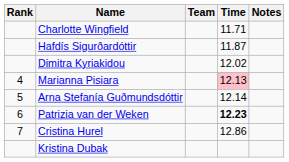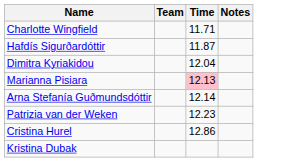- column: (20, 13)
(233, 64) 12.02 -> (202, 64) 12.04
(233, 115) bold -> (202, 115) normal
